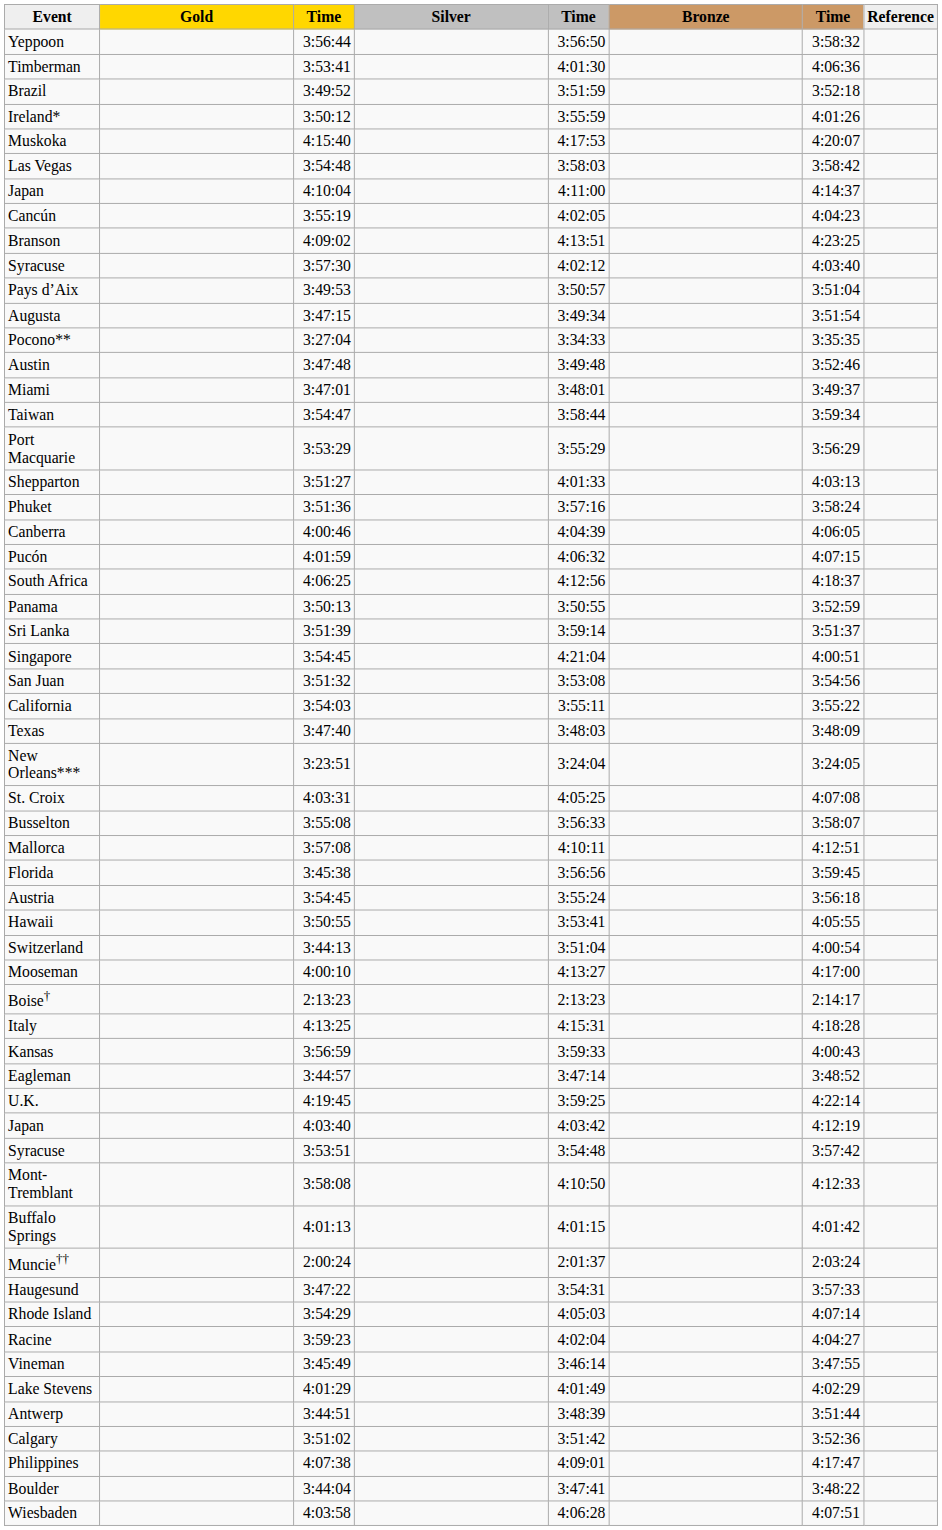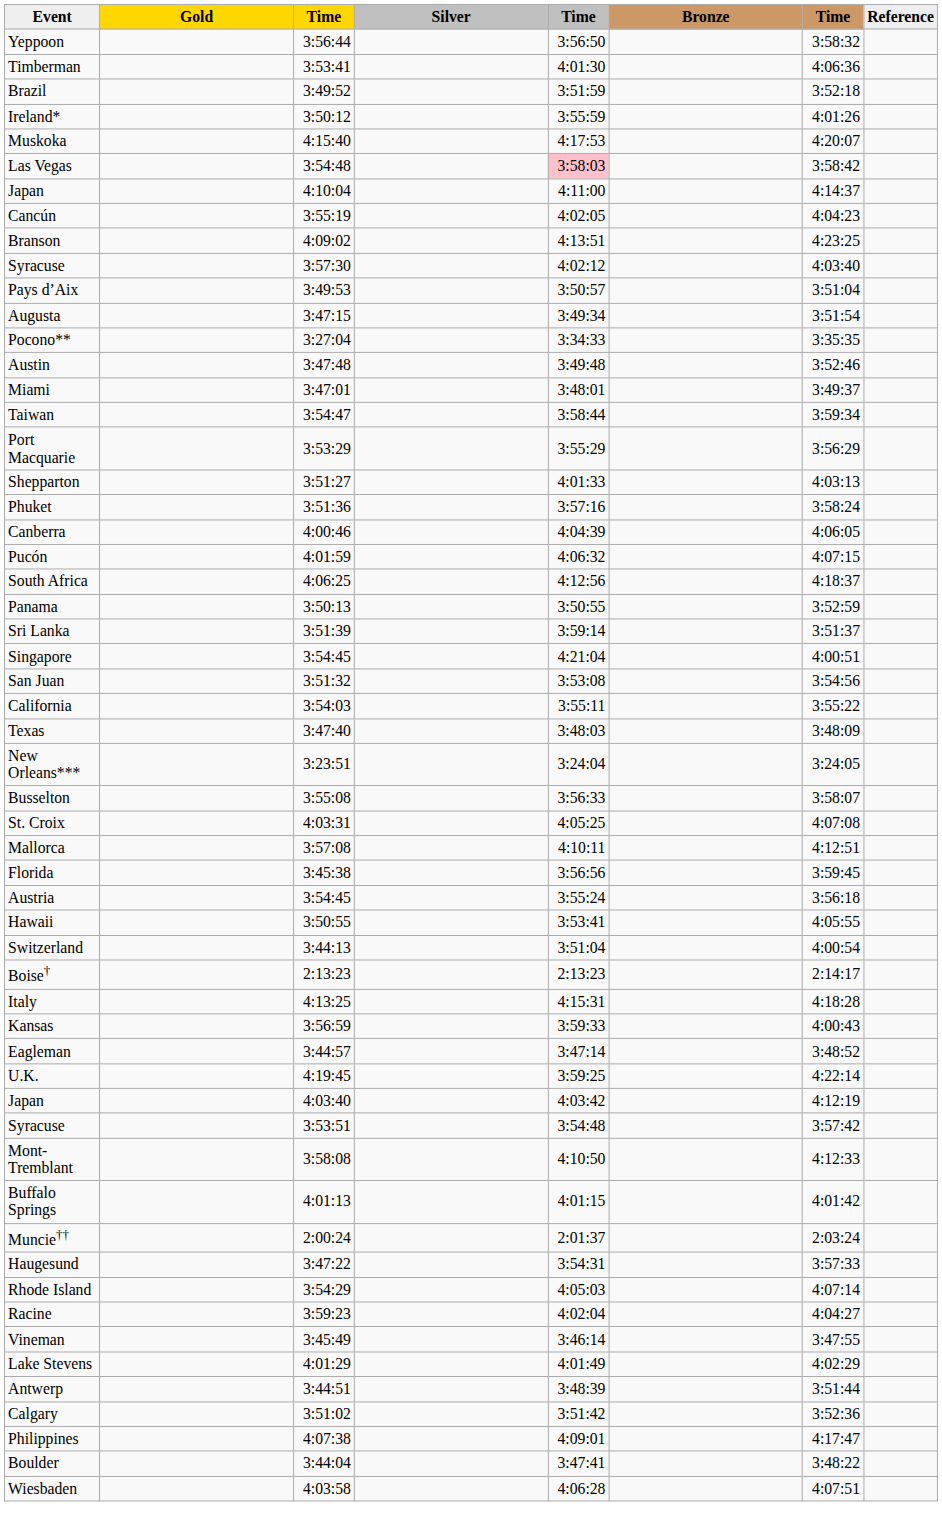(581, 166) no background -> (581, 166) pink background
rows swapped: (39, 823) <-> (36, 798)
- row: (43, 972)
